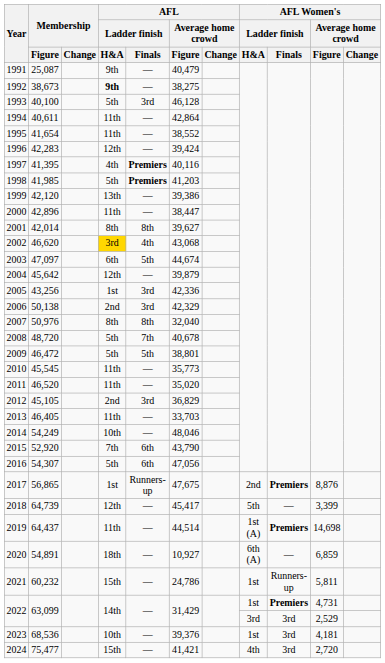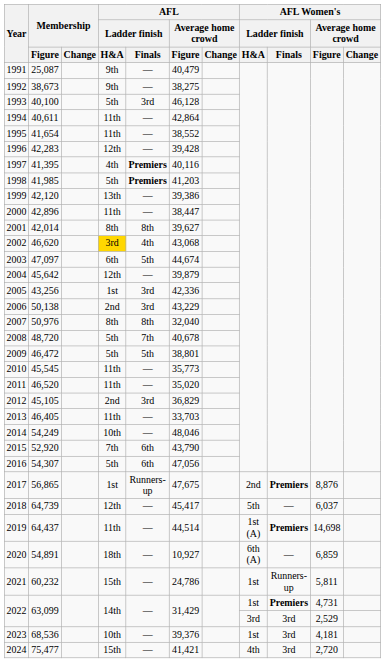(112, 86) bold -> (112, 86) normal
(186, 149) 39,424 -> (186, 149) 39,428
(186, 306) 42,329 -> (186, 306) 43,229
(327, 506) 3,399 -> (327, 506) 6,037
